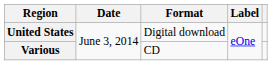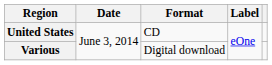(184, 32) Digital download -> (152, 32) CD
(152, 50) CD -> (184, 50) Digital download
